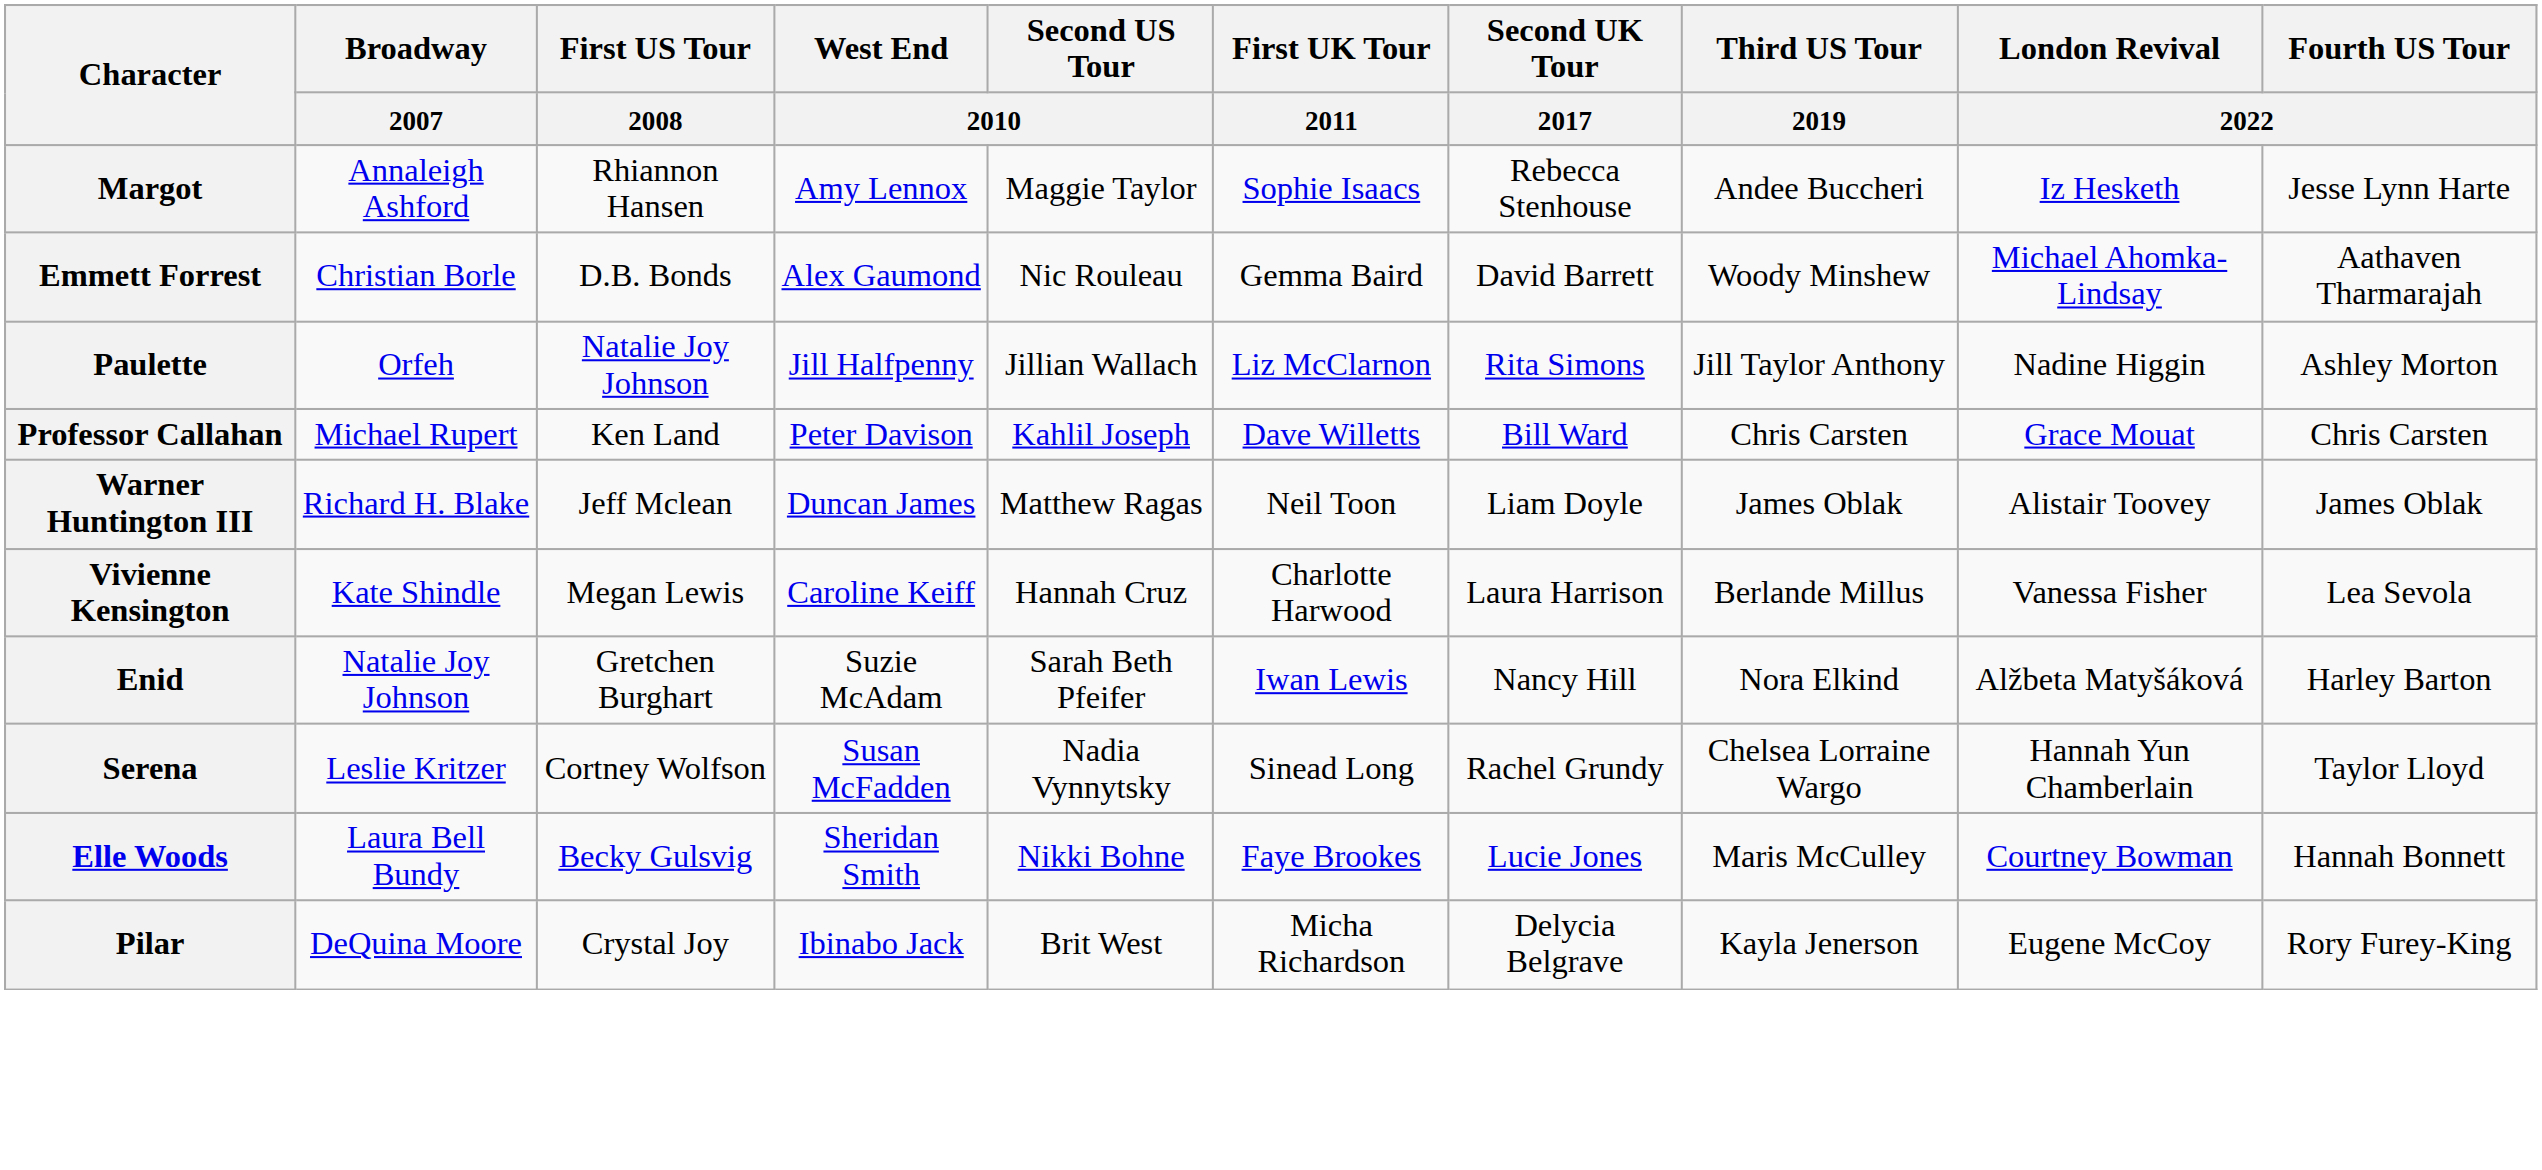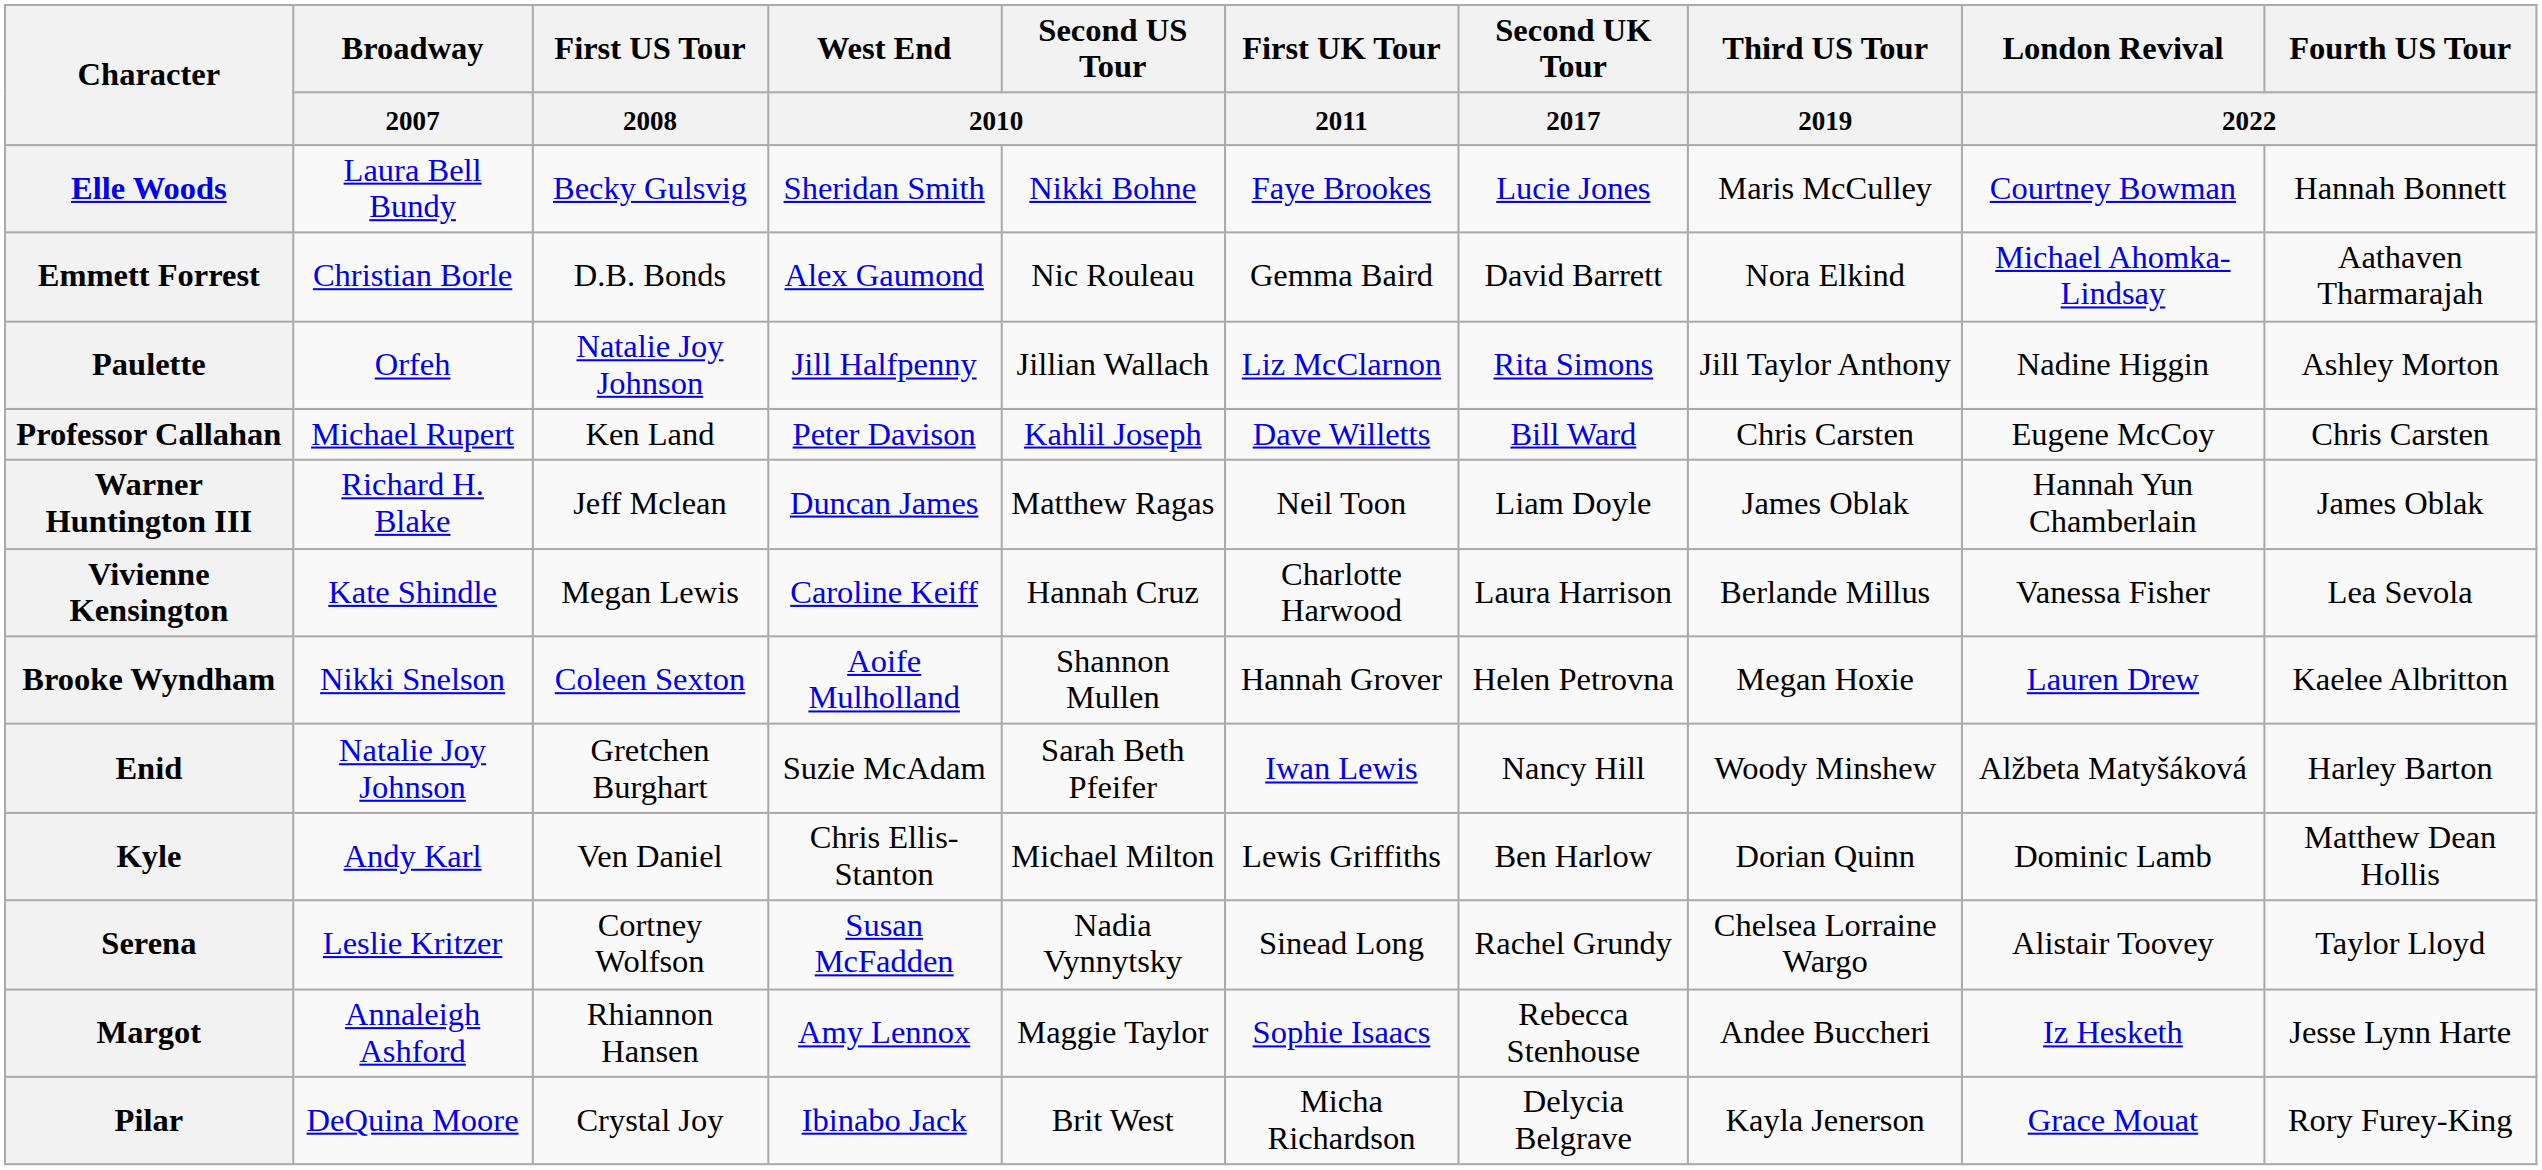rows swapped: (150, 855) <-> (150, 188)
(1819, 276) Woody Minshew -> (1825, 276) Nora Elkind
(2110, 433) Grace Mouat -> (2113, 433) Eugene McCoy
(2110, 503) Alistair Toovey -> (2113, 503) Hannah Yun Chamberlain
+ row: (149, 679)
(1819, 679) Nora Elkind -> (1825, 767) Woody Minshew
+ row: (149, 855)
(2110, 767) Hannah Yun Chamberlain -> (2113, 944) Alistair Toovey
(2110, 944) Eugene McCoy -> (2113, 1120) Grace Mouat
